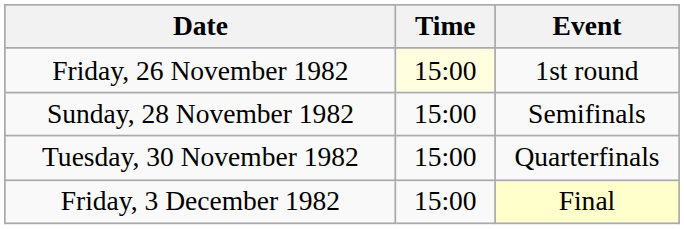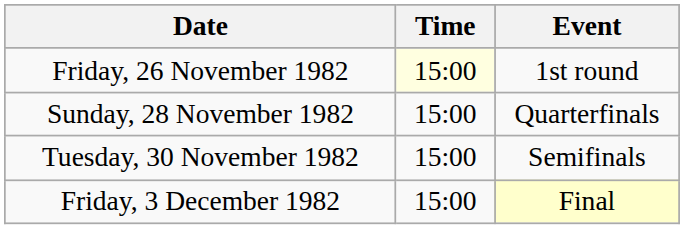(587, 113) Semifinals -> (587, 113) Quarterfinals
(587, 157) Quarterfinals -> (587, 157) Semifinals
